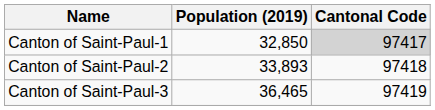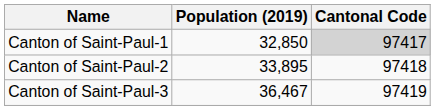(284, 67) 33,893 -> (284, 67) 33,895
(284, 92) 36,465 -> (284, 92) 36,467
